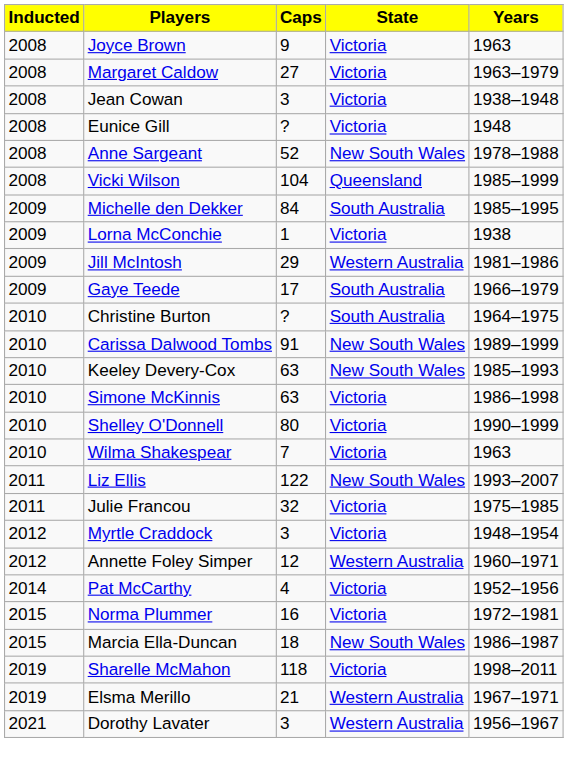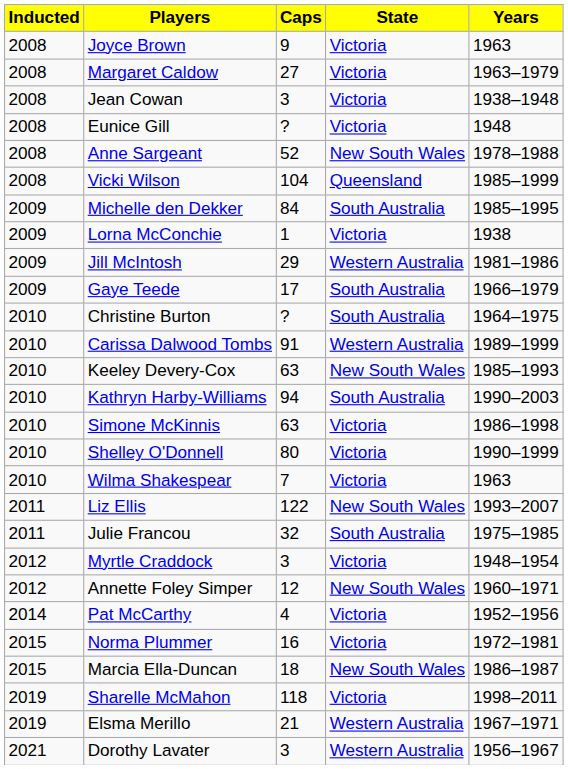(397, 343) New South Wales -> (397, 343) Western Australia
+ row: (177, 398)
(358, 506) Victoria -> (387, 533) South Australia
(397, 561) Western Australia -> (397, 588) New South Wales
